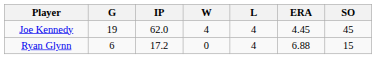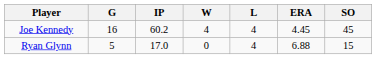(112, 29) 19 -> (112, 29) 16
(159, 29) 62.0 -> (159, 29) 60.2
(112, 45) 6 -> (112, 45) 5
(159, 45) 17.2 -> (159, 45) 17.0
